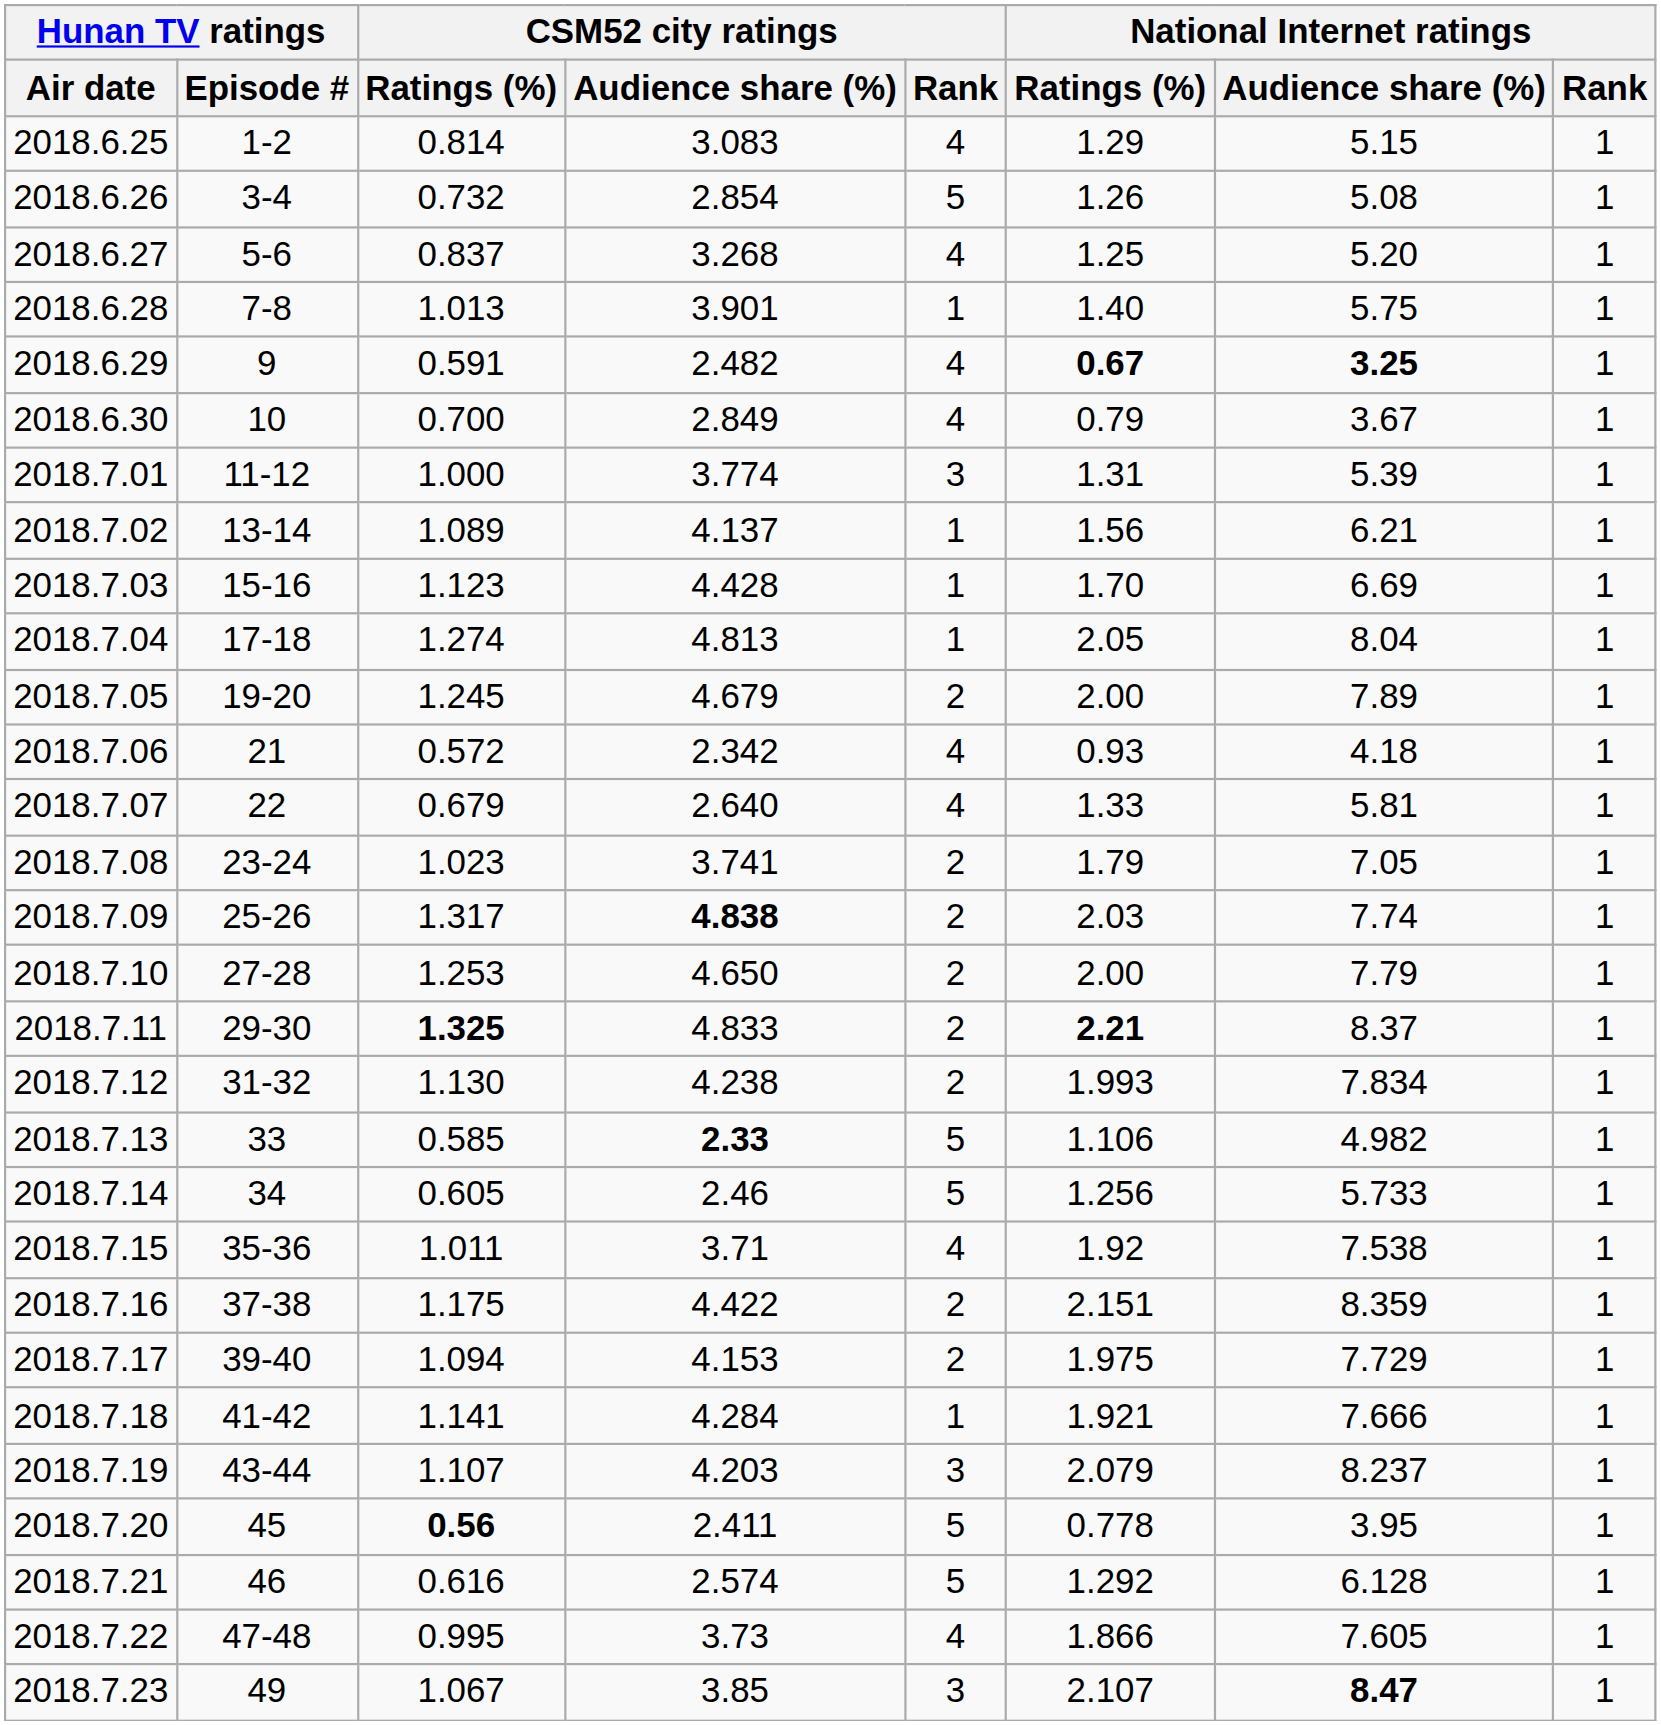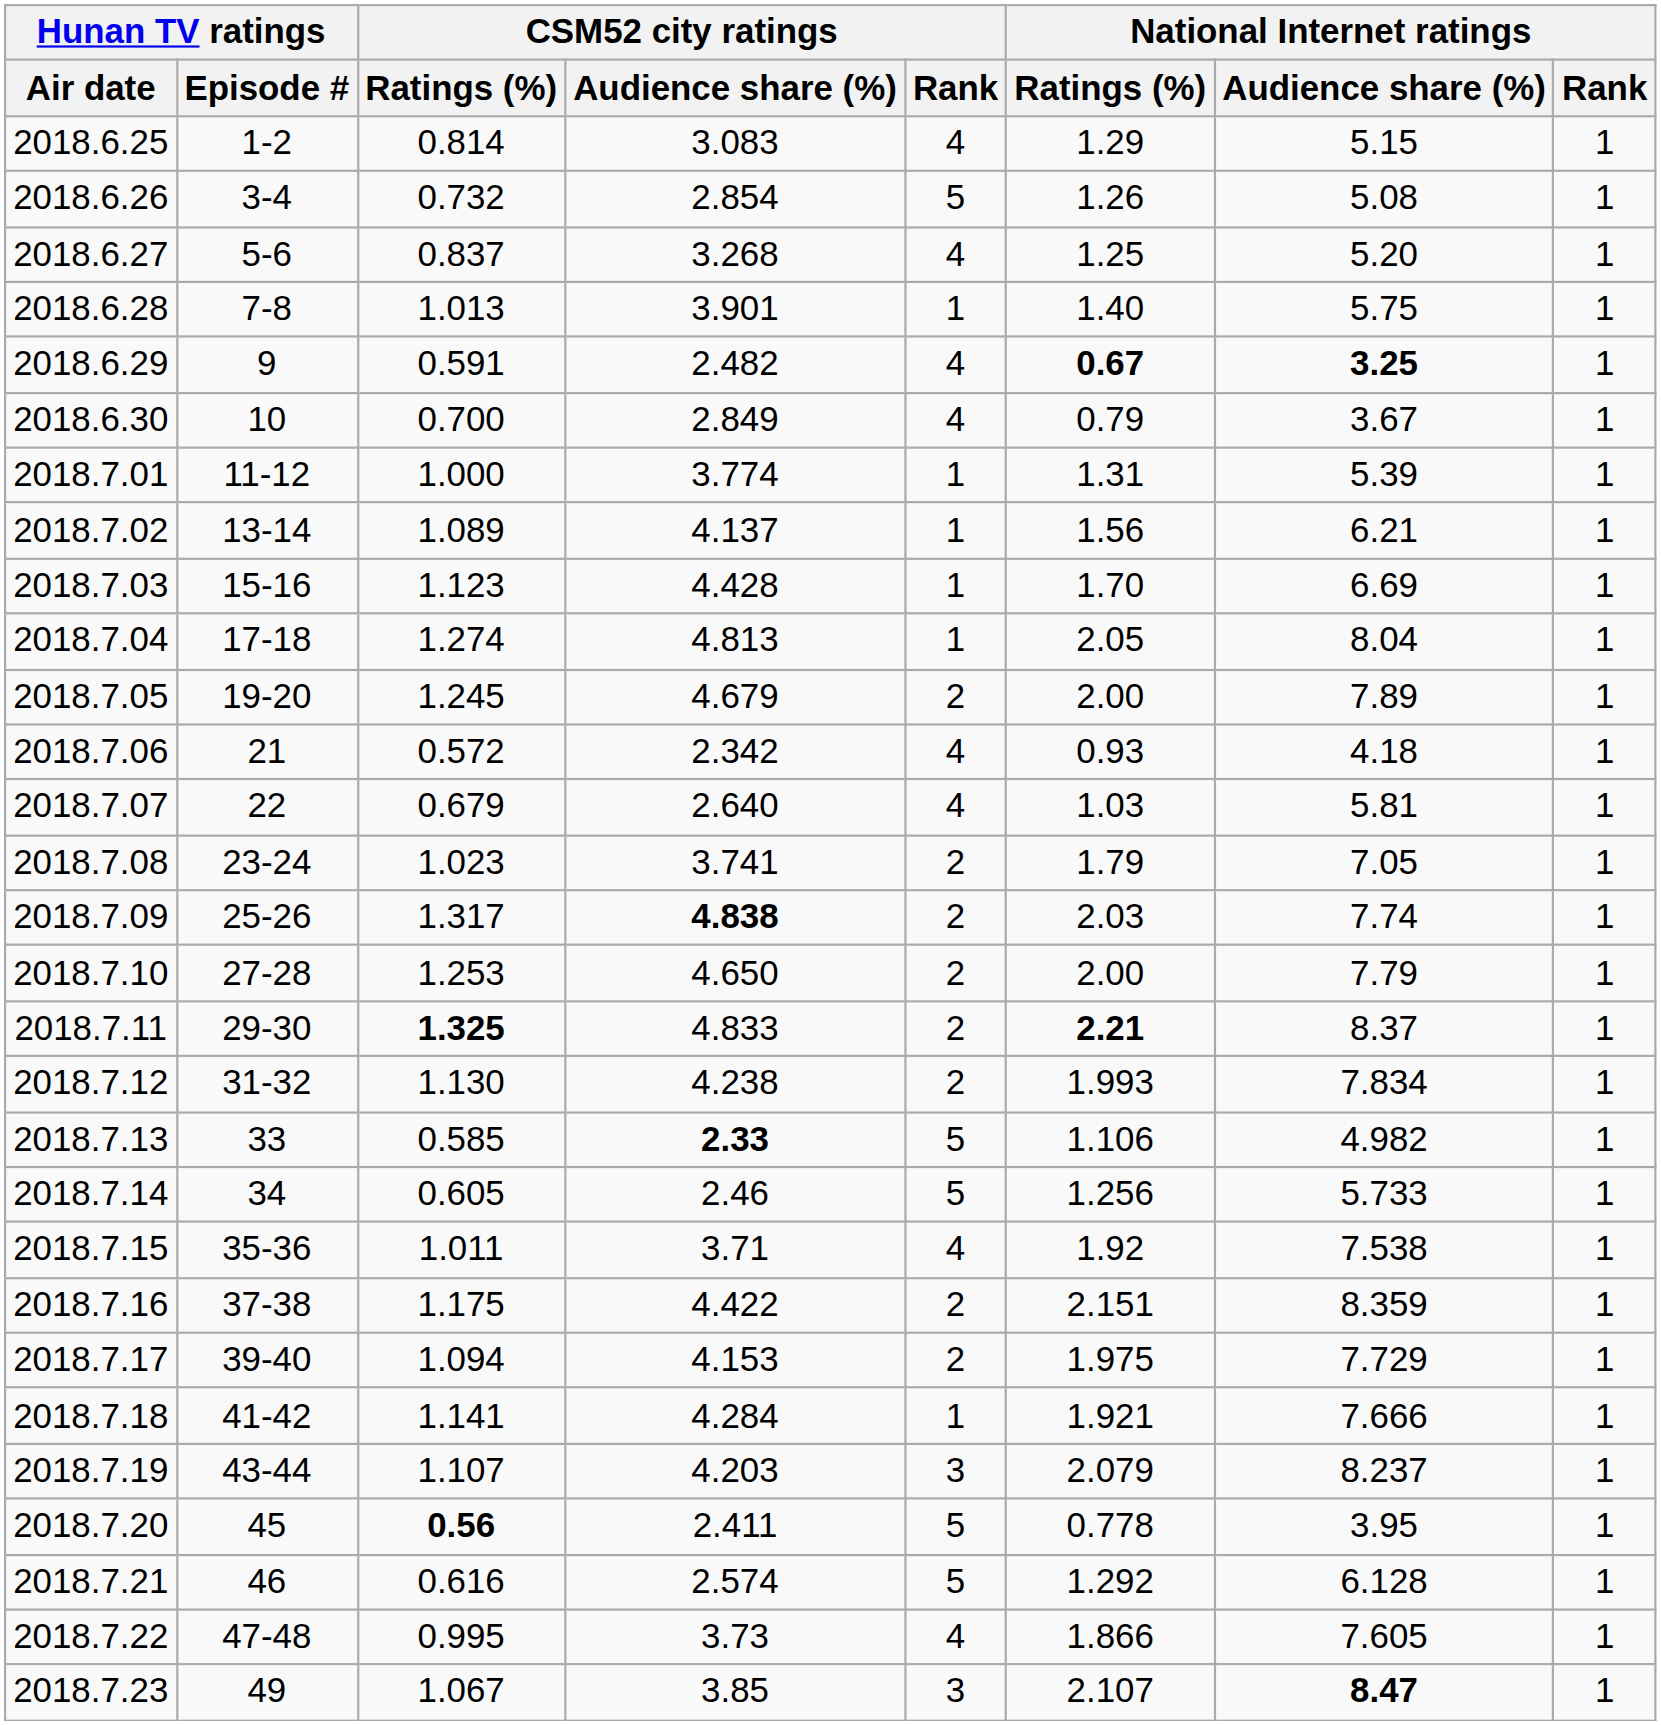(956, 474) 3 -> (956, 474) 1
(1110, 806) 1.33 -> (1110, 806) 1.03
